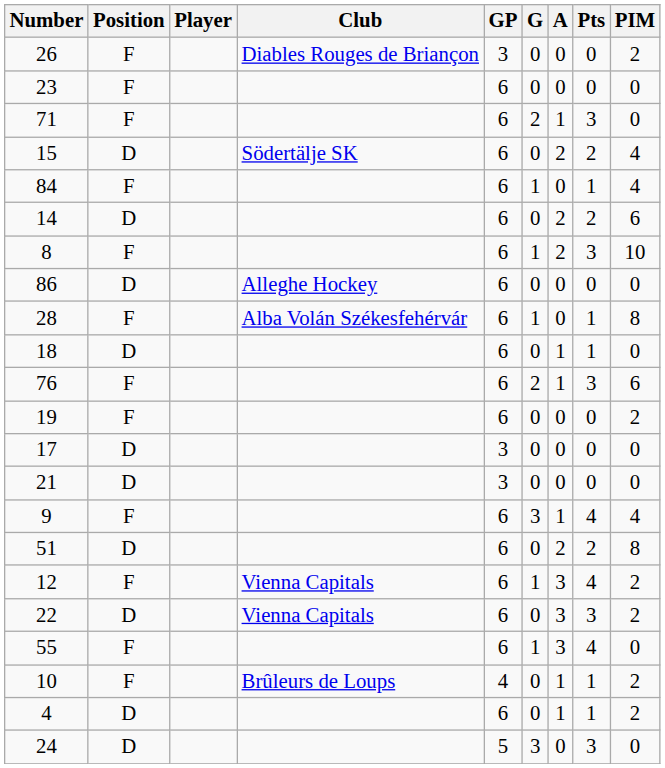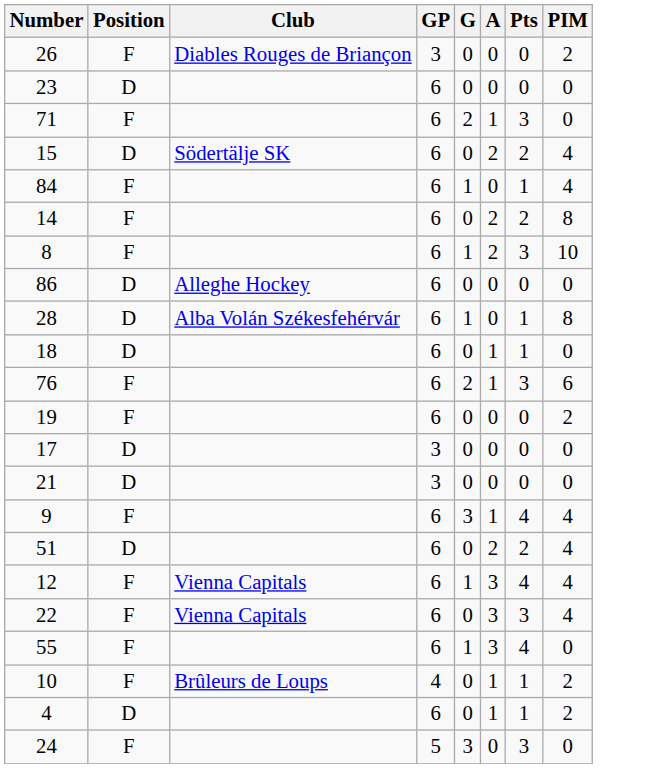- column: (203, 20)
(129, 86) F -> (129, 86) D
(129, 218) D -> (129, 218) F
(635, 218) 6 -> (568, 218) 8
(129, 317) F -> (129, 317) D
(635, 548) 8 -> (568, 548) 4
(635, 581) 2 -> (568, 581) 4
(129, 614) D -> (129, 614) F
(635, 614) 2 -> (568, 614) 4
(129, 746) D -> (129, 746) F
